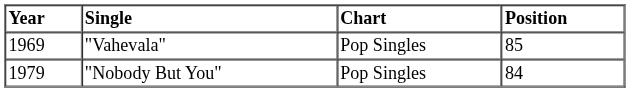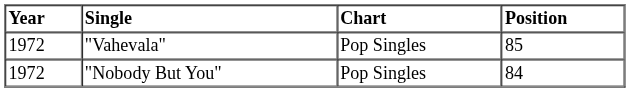(27, 45) 1969 -> (27, 45) 1972
(27, 72) 1979 -> (27, 72) 1972
